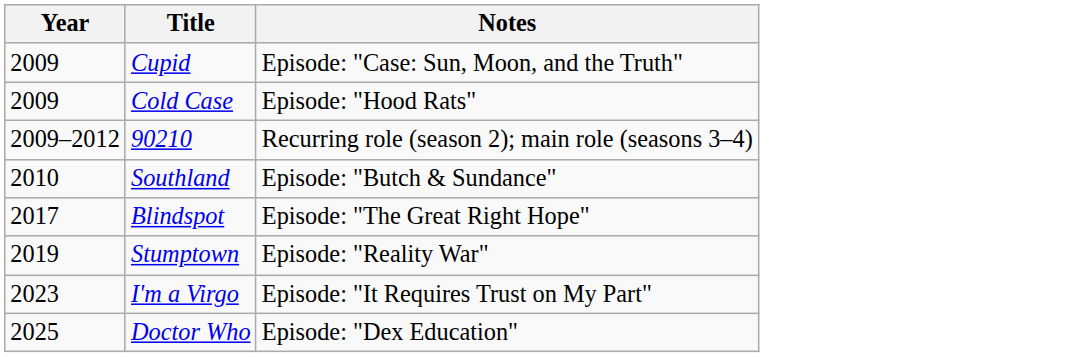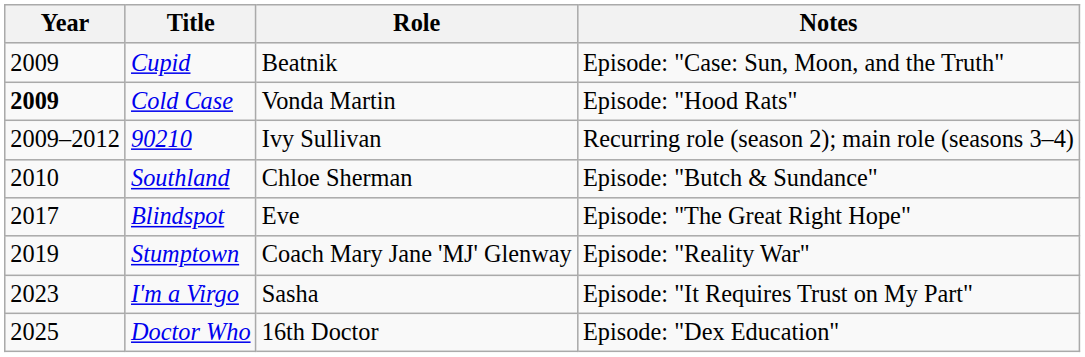+ column: (417, 23)
(35, 100) normal -> (35, 100) bold
